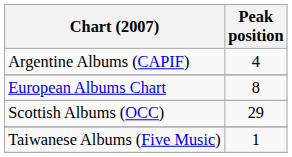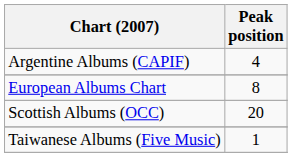(256, 113) 29 -> (256, 113) 20
